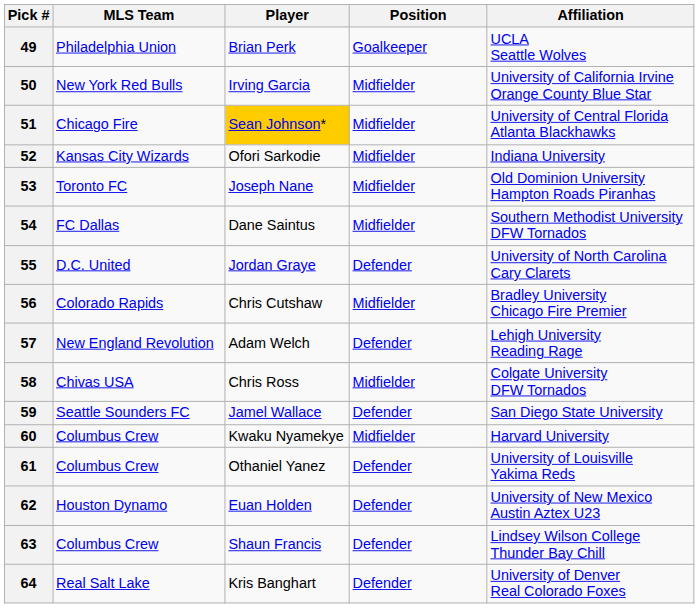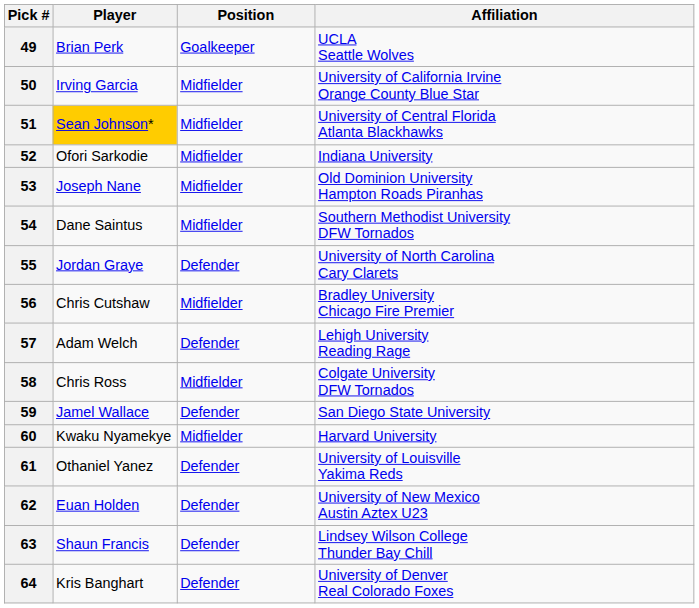- column: (139, 15)
